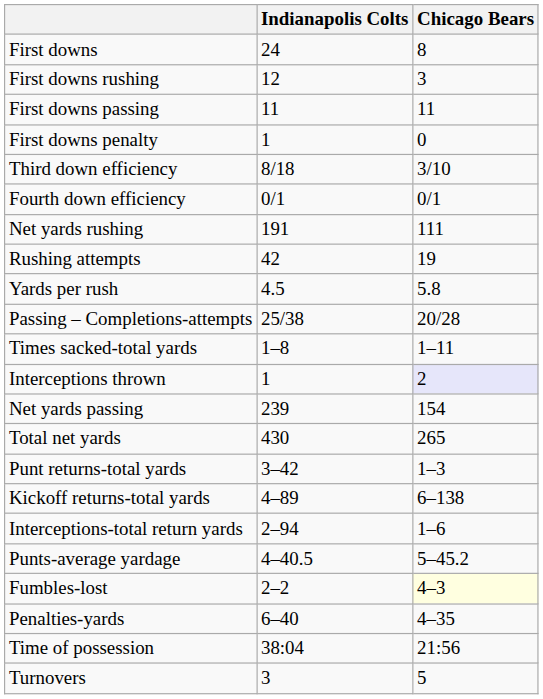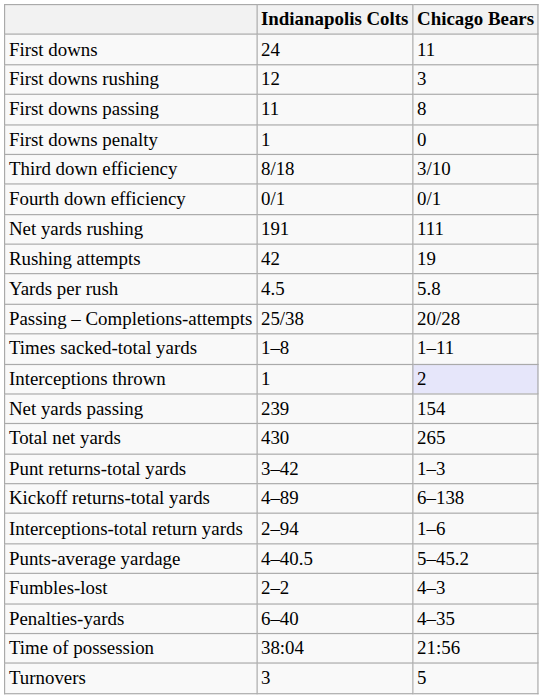(422, 49) 8 -> (426, 49) 11
(426, 109) 11 -> (422, 109) 8
(431, 588) lightyellow background -> (431, 588) no background
